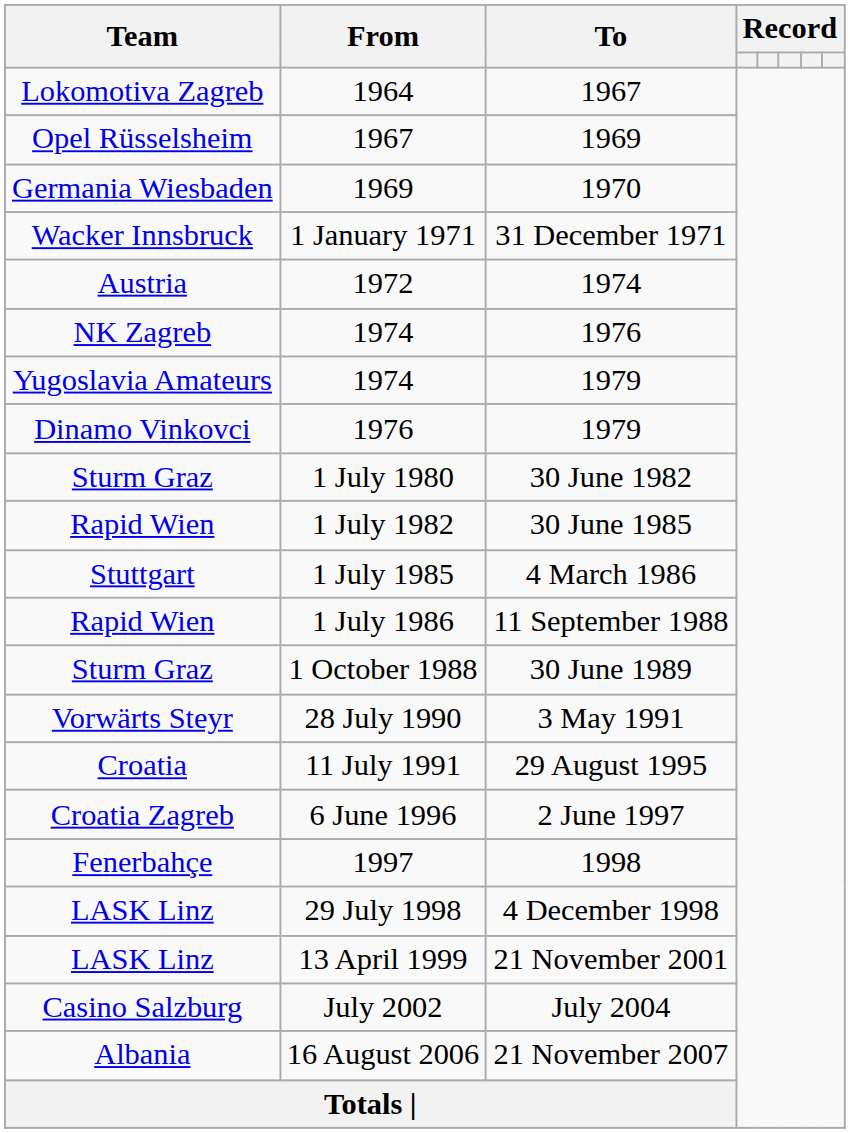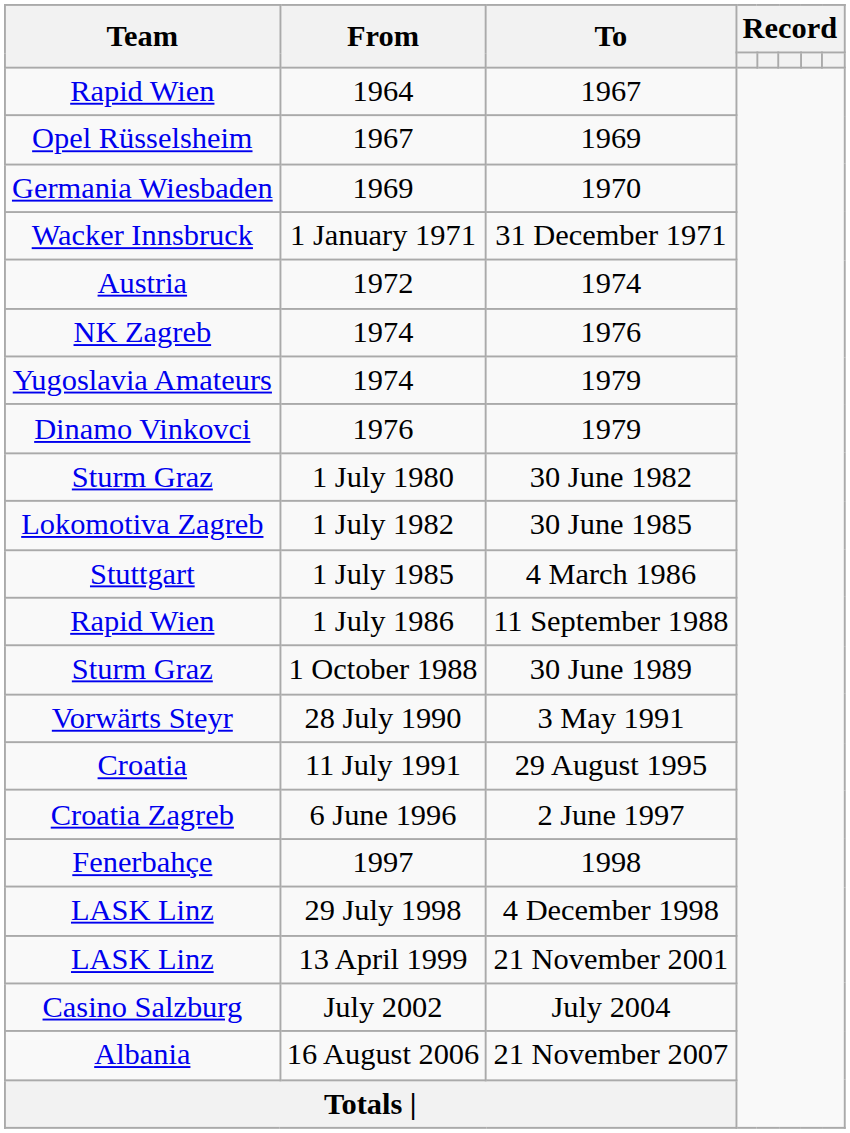(142, 90) Lokomotiva Zagreb -> (142, 90) Rapid Wien
(142, 524) Rapid Wien -> (142, 524) Lokomotiva Zagreb
